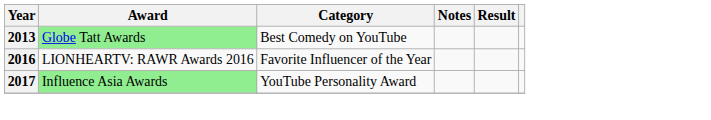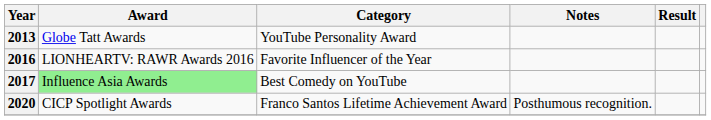(94, 37) lightgreen background -> (94, 37) no background
(333, 37) Best Comedy on YouTube -> (338, 37) YouTube Personality Award
(338, 81) YouTube Personality Award -> (333, 81) Best Comedy on YouTube
+ row: (22, 103)
